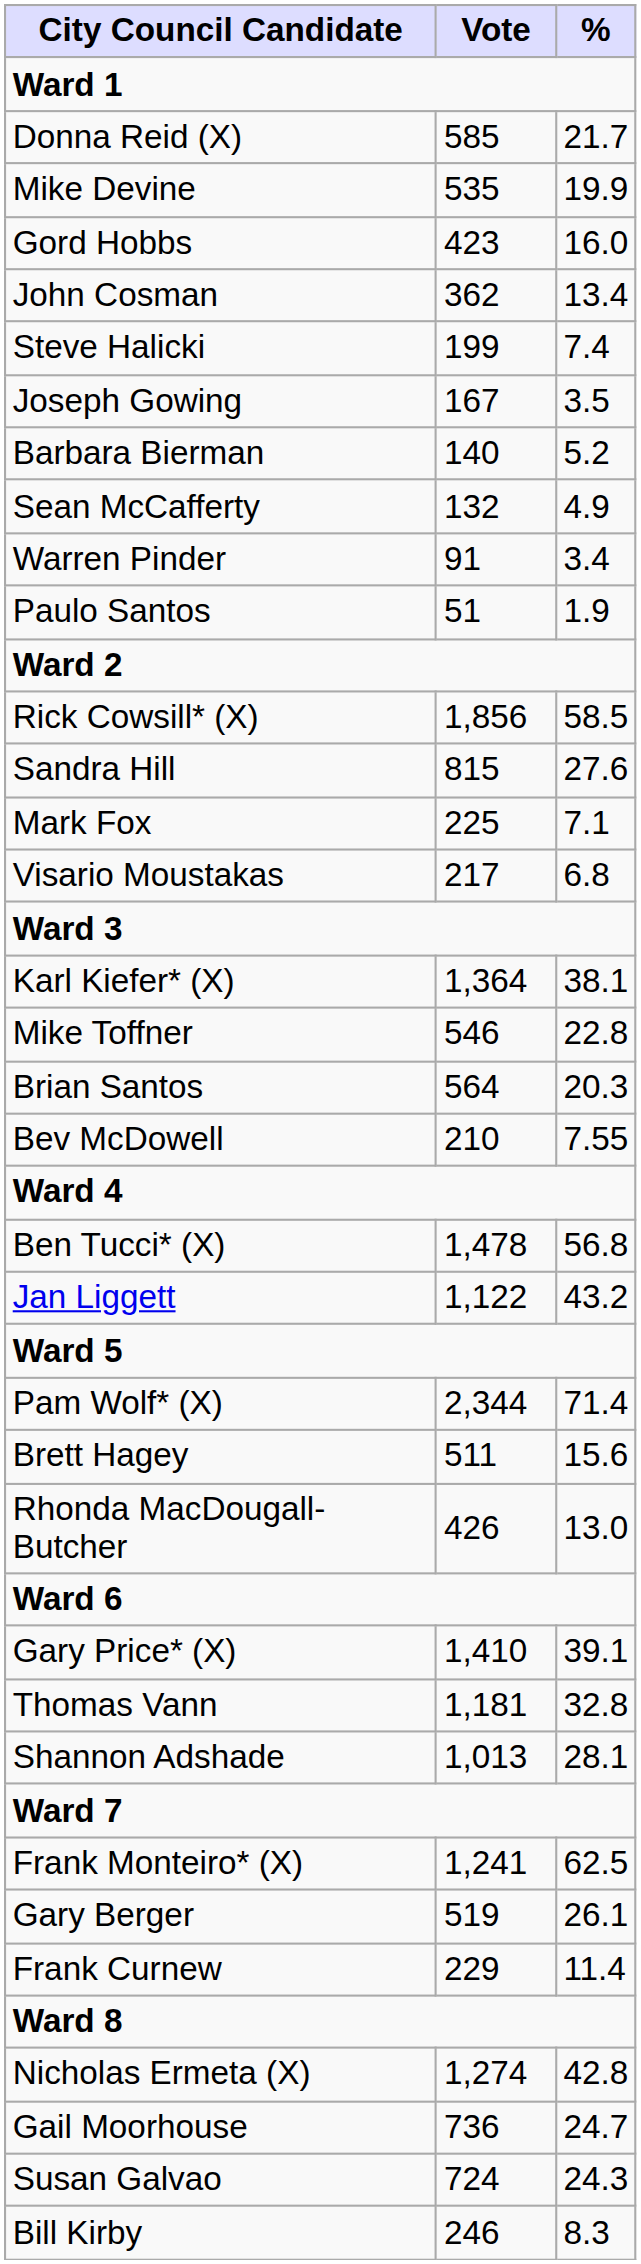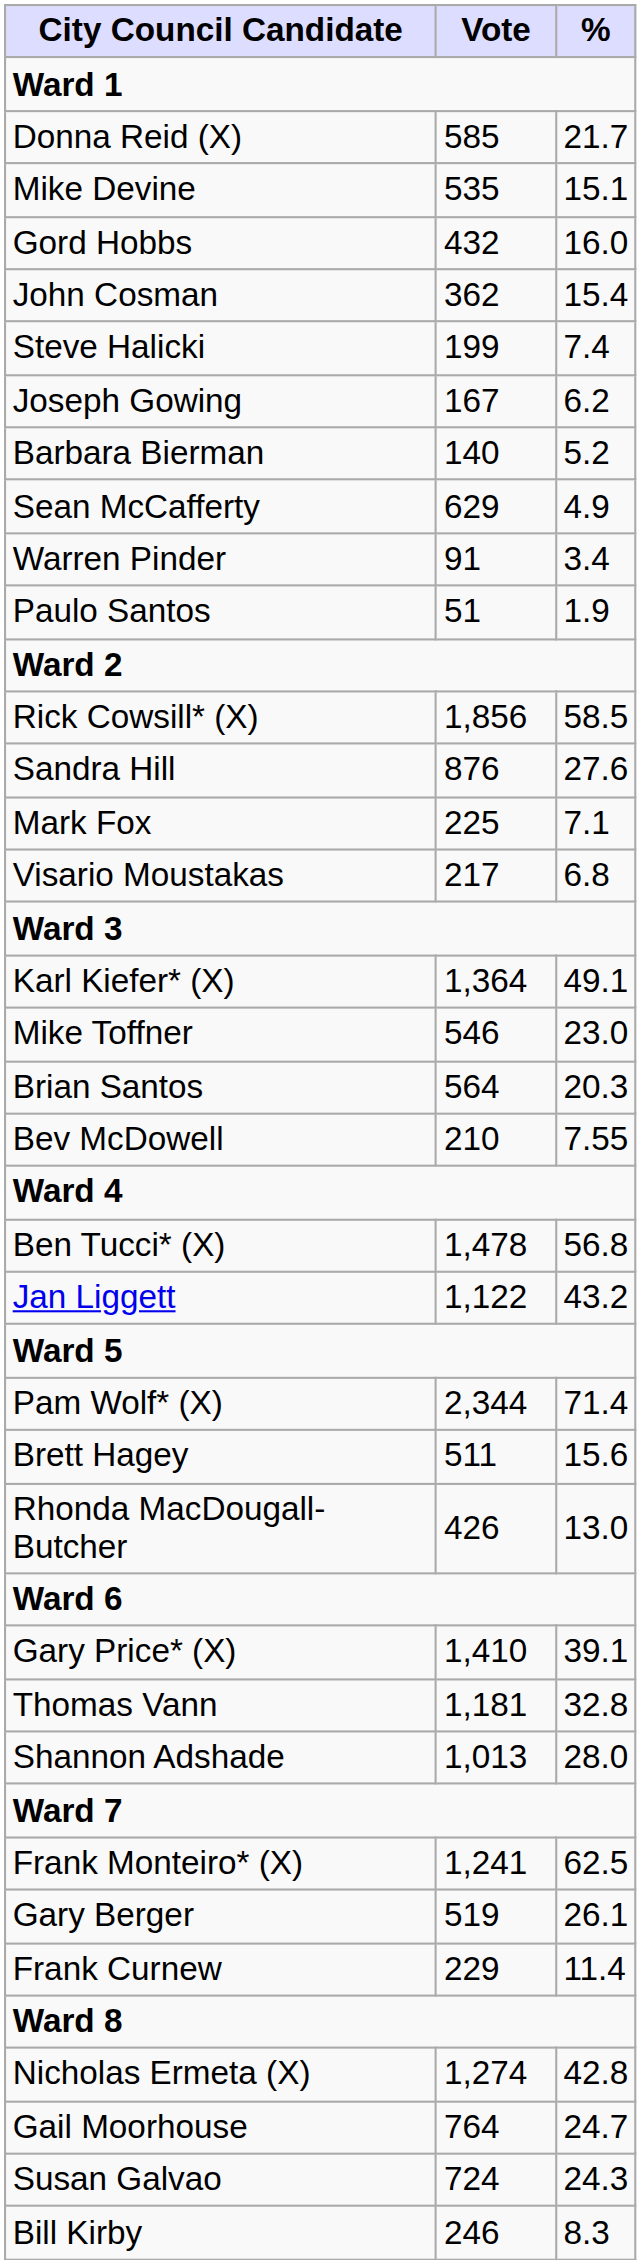(596, 189) 19.9 -> (596, 189) 15.1
(472, 242) 423 -> (472, 242) 432
(596, 294) 13.4 -> (596, 294) 15.4
(587, 400) 3.5 -> (587, 400) 6.2
(472, 505) 132 -> (472, 505) 629
(472, 769) 815 -> (472, 769) 876
(596, 980) 38.1 -> (596, 980) 49.1
(596, 1033) 22.8 -> (596, 1033) 23.0
(596, 1757) 28.1 -> (596, 1757) 28.0
(472, 2126) 736 -> (472, 2126) 764
